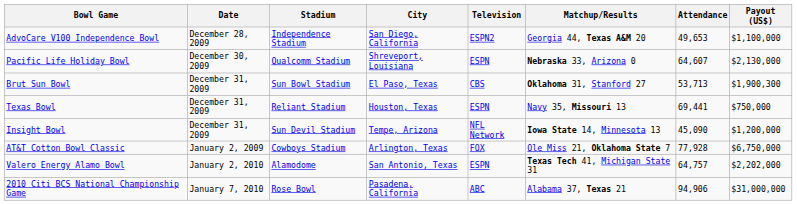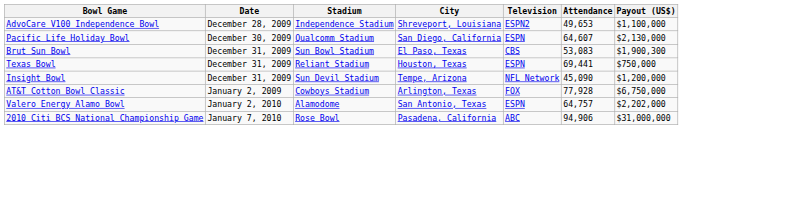- column: (601, 16)
(393, 39) San Diego, California -> (449, 24) Shreveport, Louisiana
(396, 61) Shreveport, Louisiana -> (449, 38) San Diego, California
(693, 84) 53,713 -> (578, 51) 53,083
